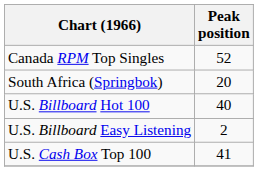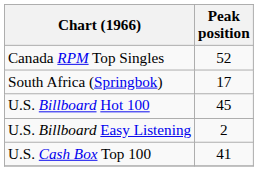(224, 81) 20 -> (224, 81) 17
(224, 105) 40 -> (224, 105) 45
